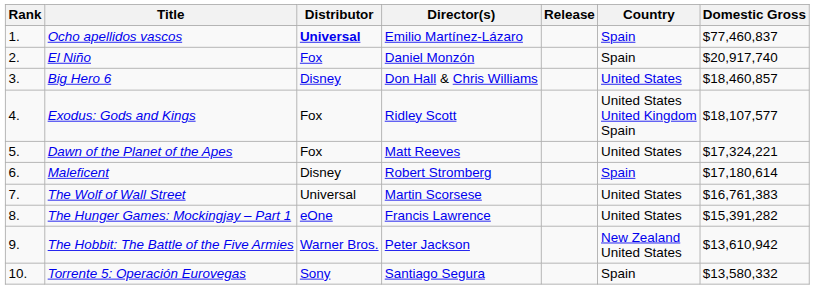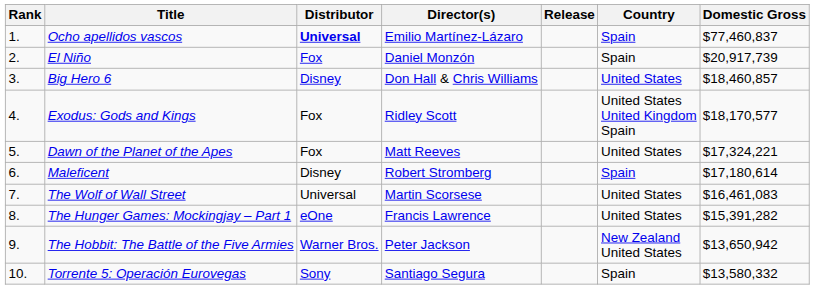(740, 57) $20,917,740 -> (740, 57) $20,917,739
(740, 115) $18,107,577 -> (740, 115) $18,170,577
(740, 194) $16,761,383 -> (740, 194) $16,461,083
(740, 244) $13,610,942 -> (740, 244) $13,650,942
